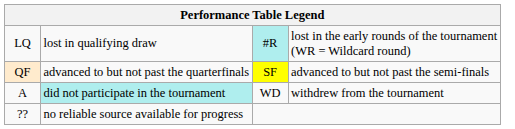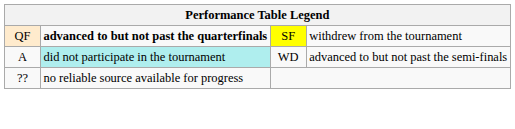- row: (22, 43)
(146, 72) normal -> (155, 36) bold
(390, 72) advanced to but not past the semi-finals -> (386, 36) withdrew from the tournament
(367, 93) withdrew from the tournament -> (408, 57) advanced to but not past the semi-finals
